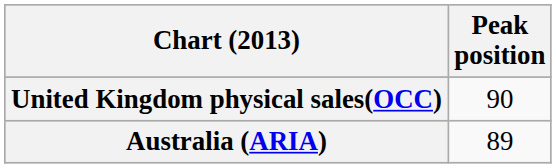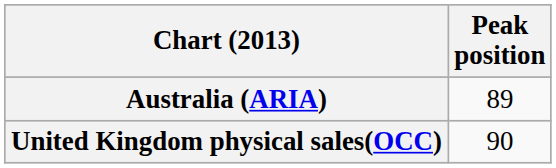rows swapped: (226, 141) <-> (226, 98)
